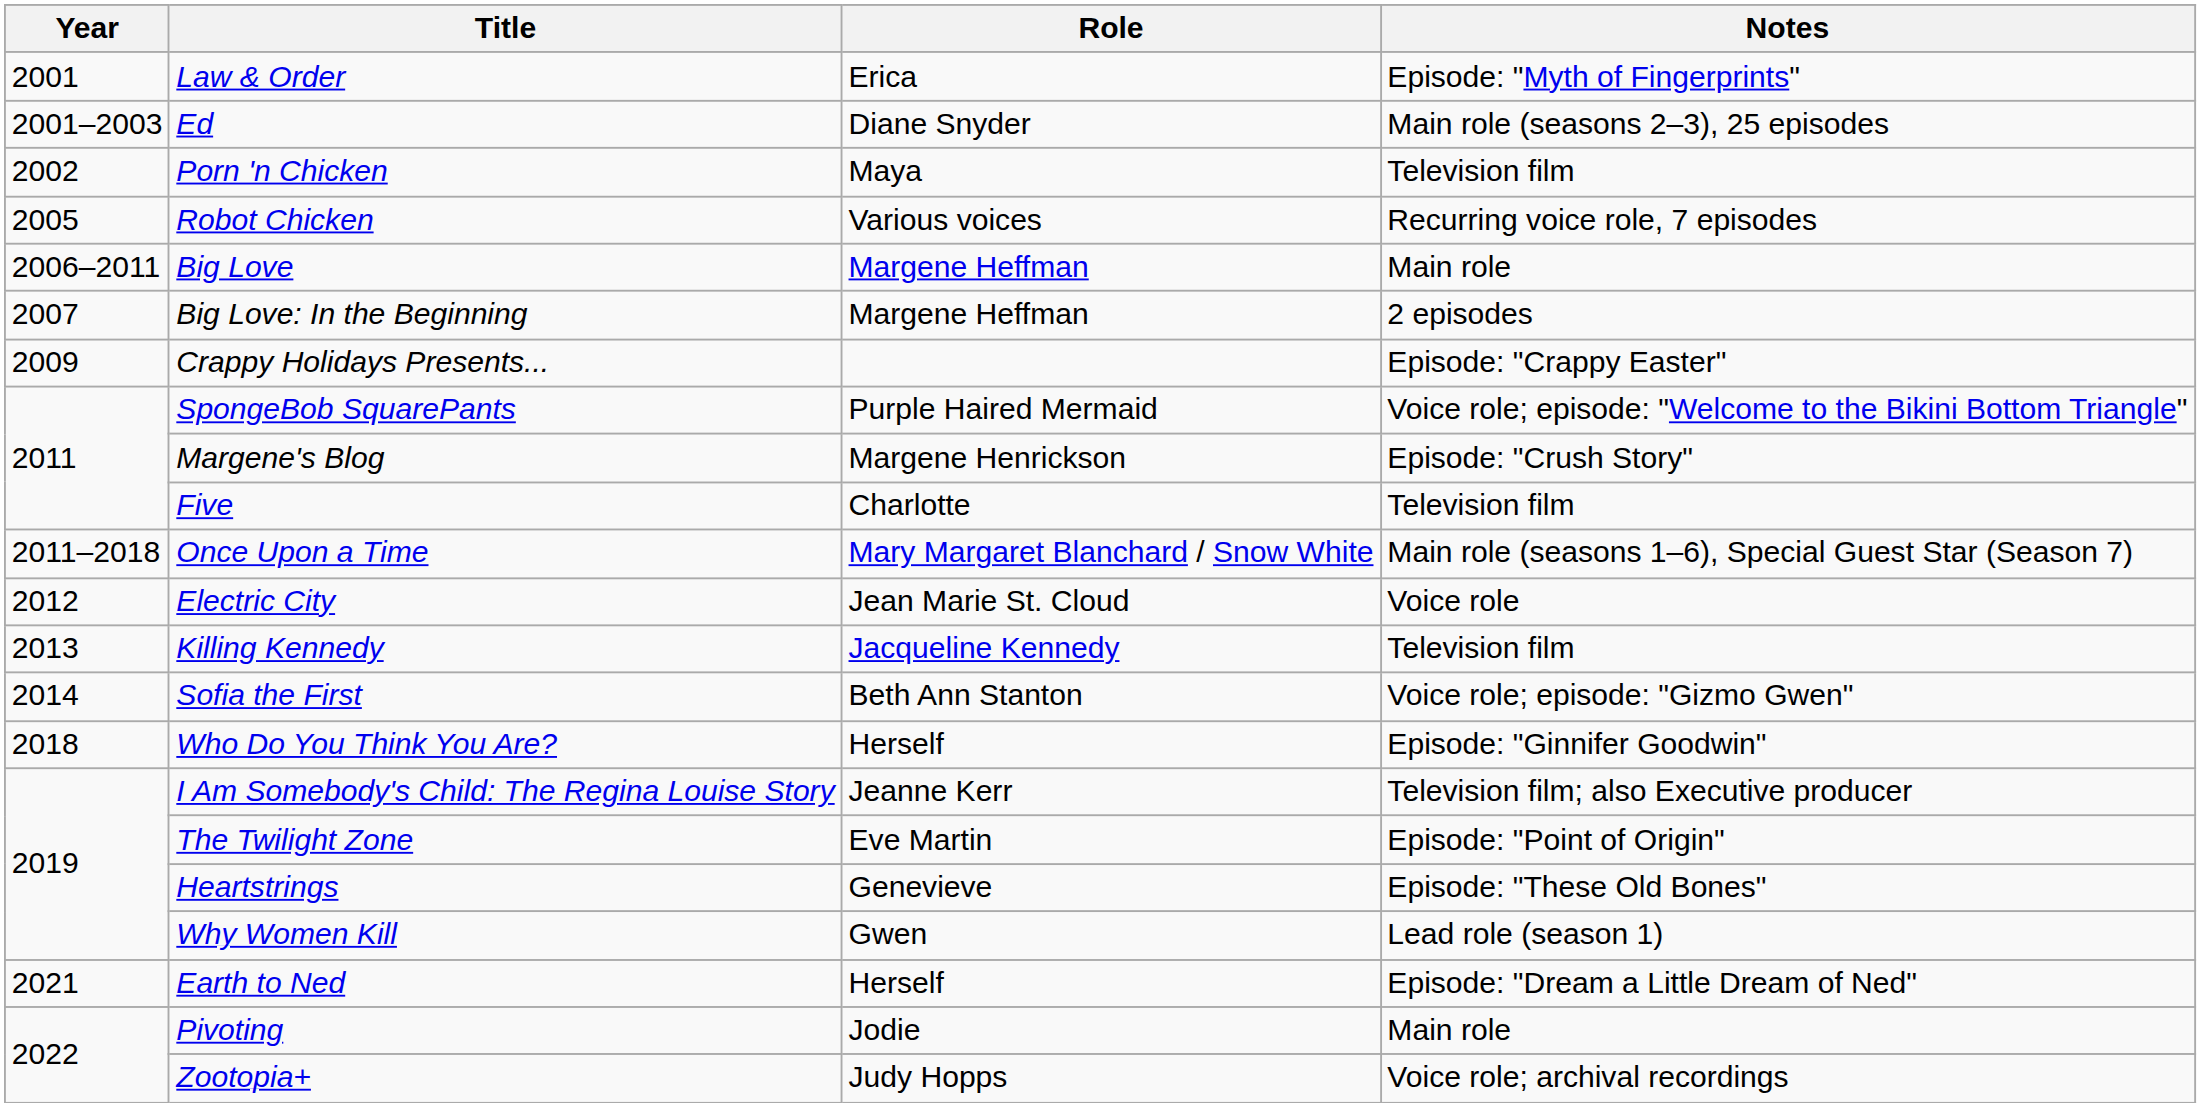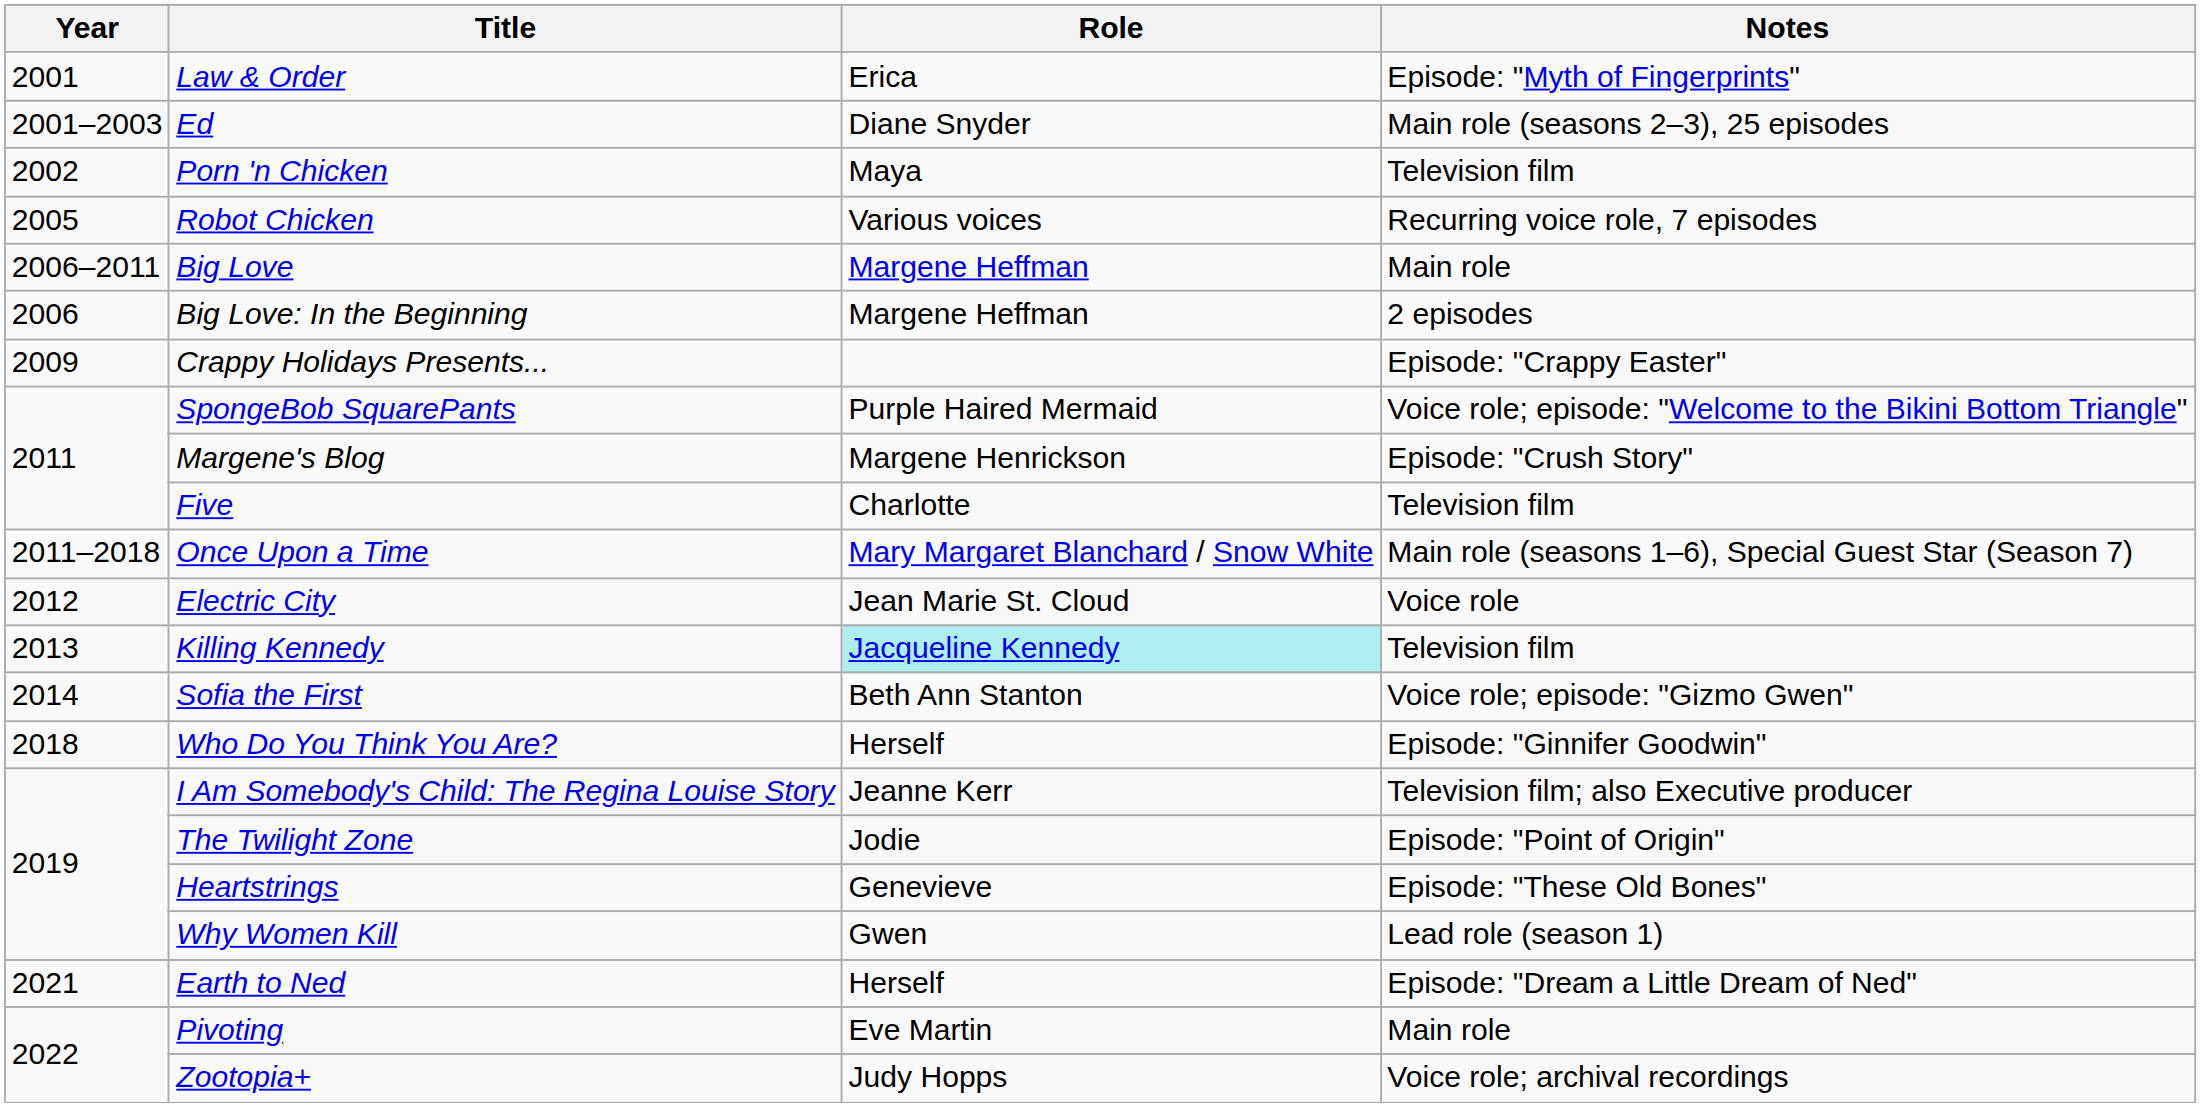(45, 314) 2007 -> (45, 314) 2006
(984, 648) no background -> (984, 648) paleturquoise background
(920, 839) Eve Martin -> (884, 839) Jodie
(884, 1030) Jodie -> (920, 1030) Eve Martin
